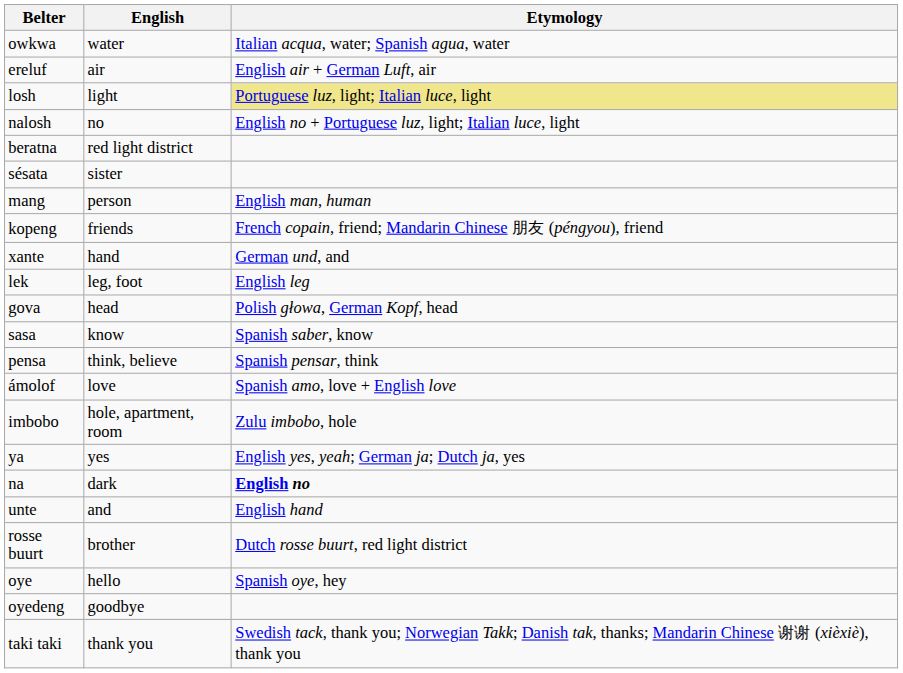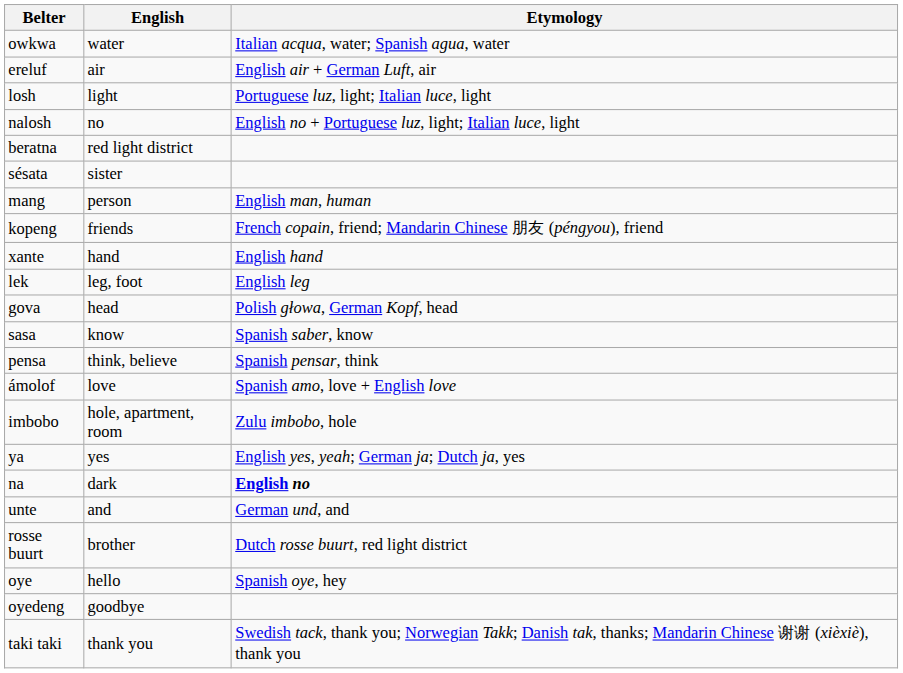(363, 95) khaki background -> (363, 95) no background
(292, 255) German und, and -> (279, 255) English hand
(279, 509) English hand -> (292, 509) German und, and
